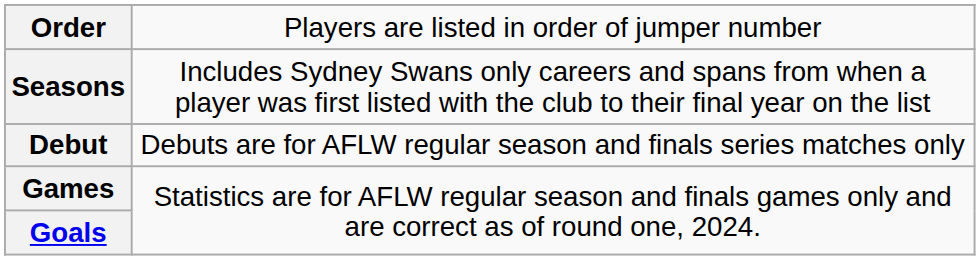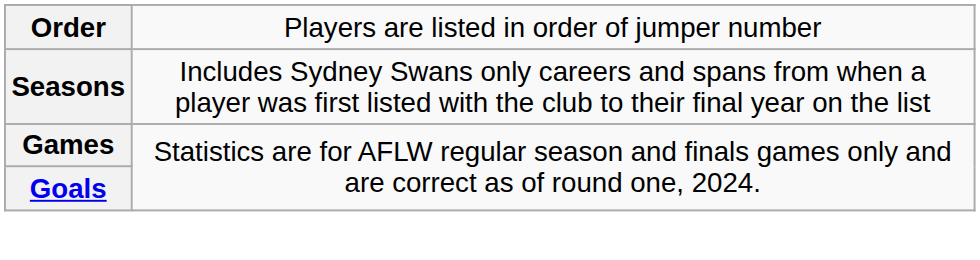- row: (68, 145)
